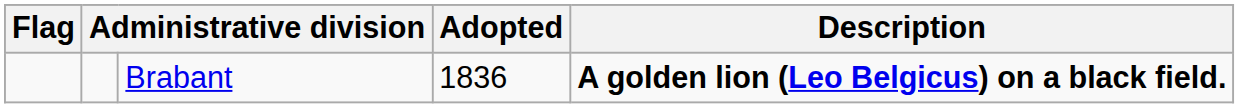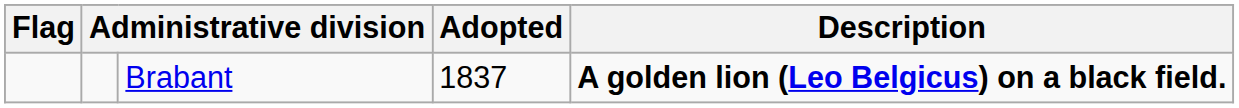(473, 77) 1836 -> (473, 77) 1837
